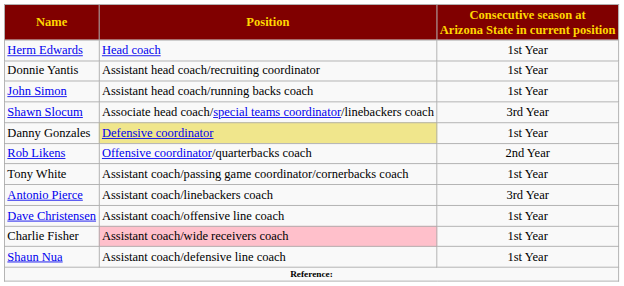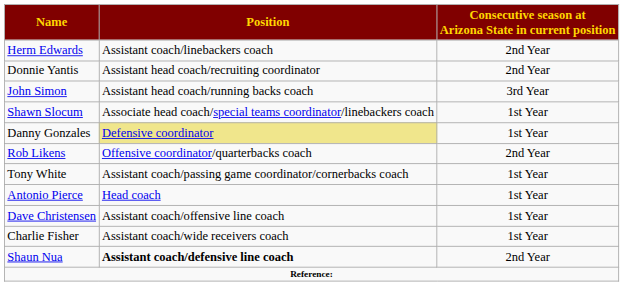(131, 50) Head coach -> (187, 50) Assistant coach/linebackers coach
(528, 50) 1st Year -> (528, 50) 2nd Year
(528, 71) 1st Year -> (528, 71) 2nd Year
(528, 91) 1st Year -> (528, 91) 3rd Year
(528, 112) 3rd Year -> (528, 112) 1st Year
(187, 195) Assistant coach/linebackers coach -> (131, 195) Head coach
(528, 195) 3rd Year -> (528, 195) 1st Year
(195, 236) pink background -> (195, 236) no background
(194, 257) normal -> (198, 257) bold
(528, 257) 1st Year -> (528, 257) 2nd Year
